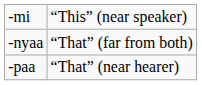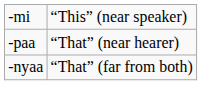rows swapped: (22, 67) <-> (26, 42)
